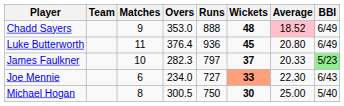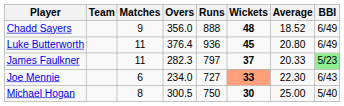(180, 28) 353.0 -> (180, 28) 356.0
(293, 28) pink background -> (293, 28) no background
(140, 61) 10 -> (140, 61) 11
